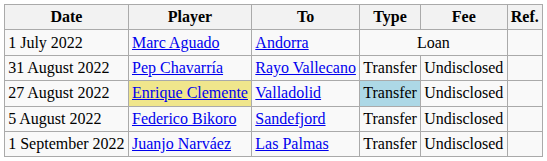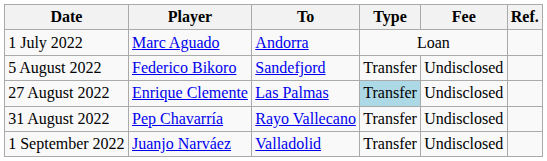rows swapped: (55, 118) <-> (59, 67)
(190, 93) khaki background -> (190, 93) no background
(288, 93) Valladolid -> (292, 93) Las Palmas
(292, 144) Las Palmas -> (288, 144) Valladolid
